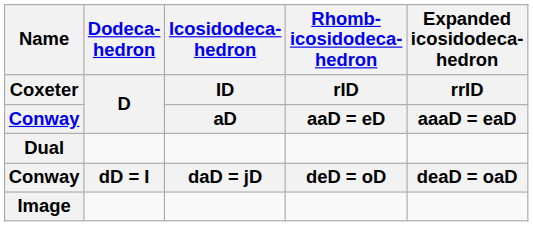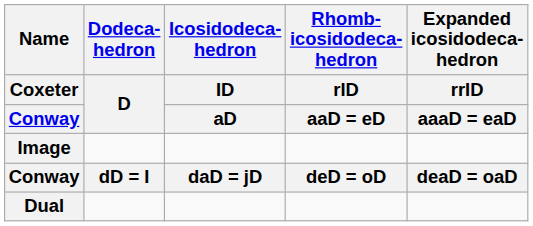rows swapped: (44, 206) <-> (44, 148)
